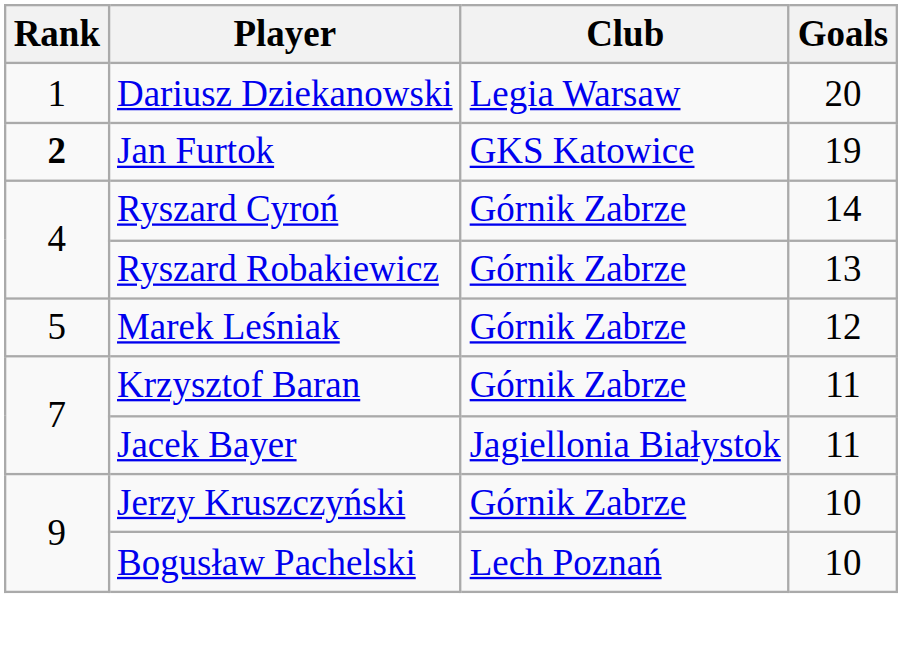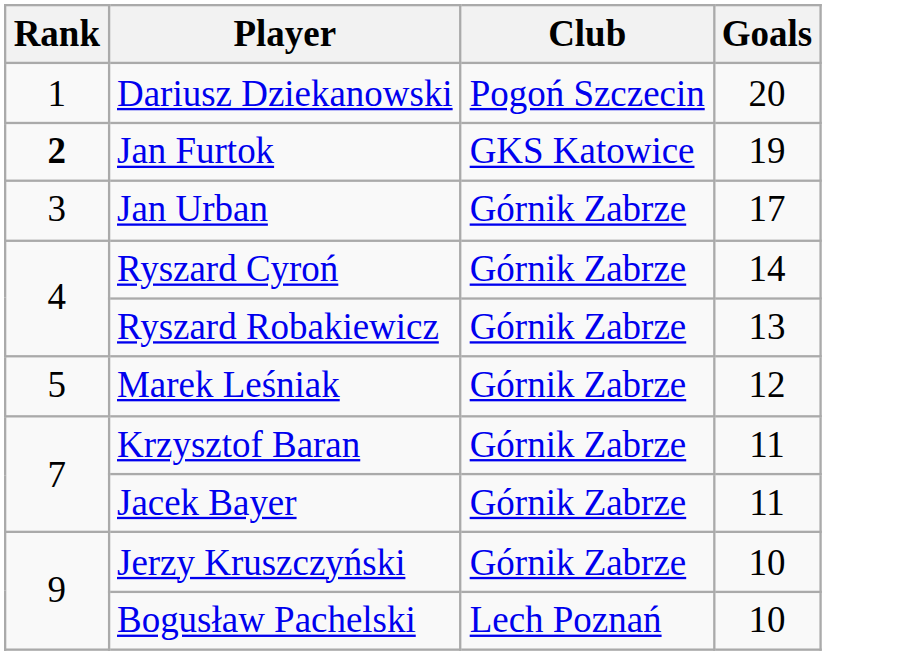(575, 92) Legia Warsaw -> (587, 92) Pogoń Szczecin
+ row: (192, 209)
(625, 444) Jagiellonia Białystok -> (578, 502) Górnik Zabrze
